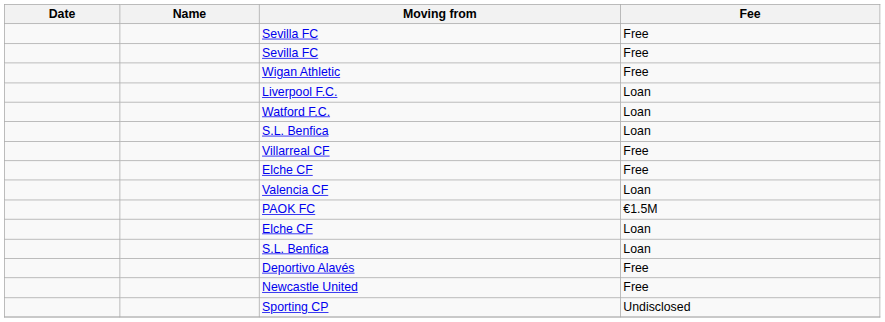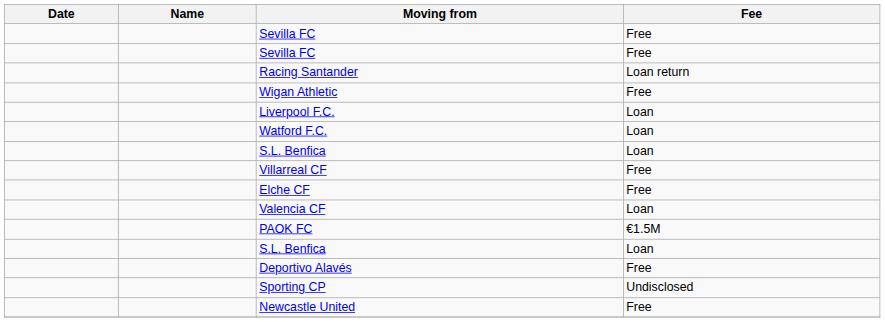+ row: (309, 72)
- row: (287, 229)
rows swapped: (295, 307) <-> (310, 287)
